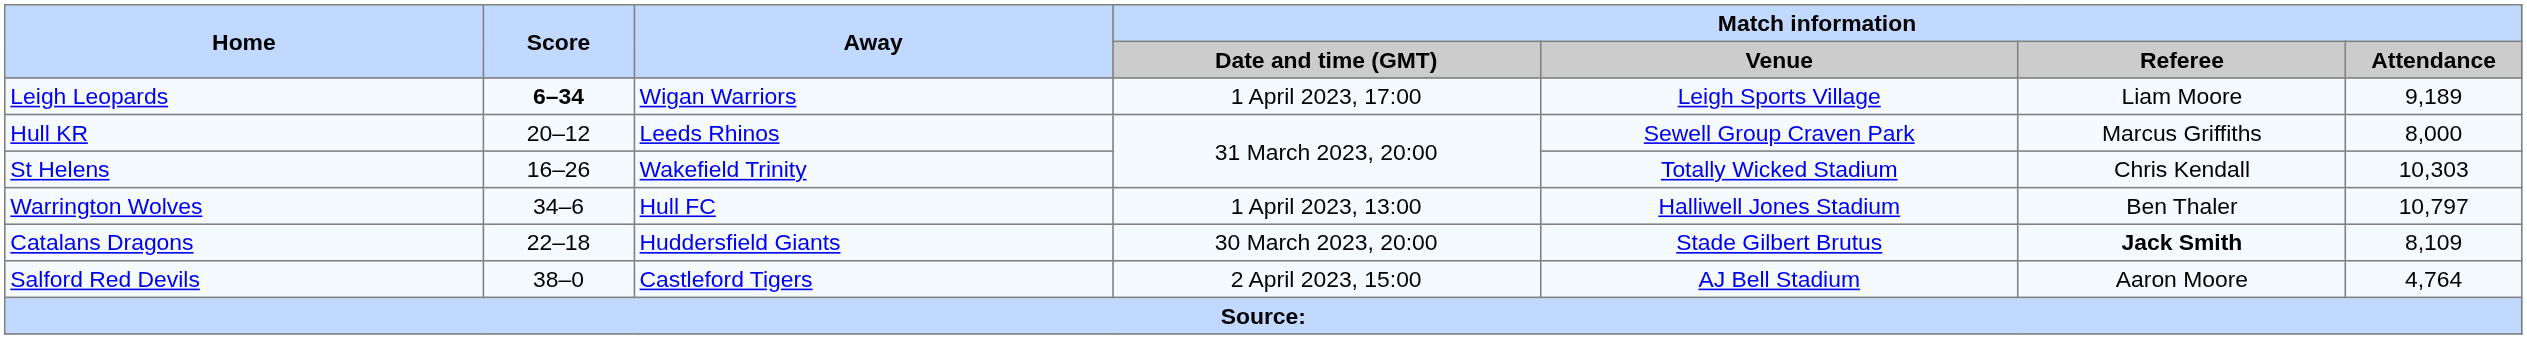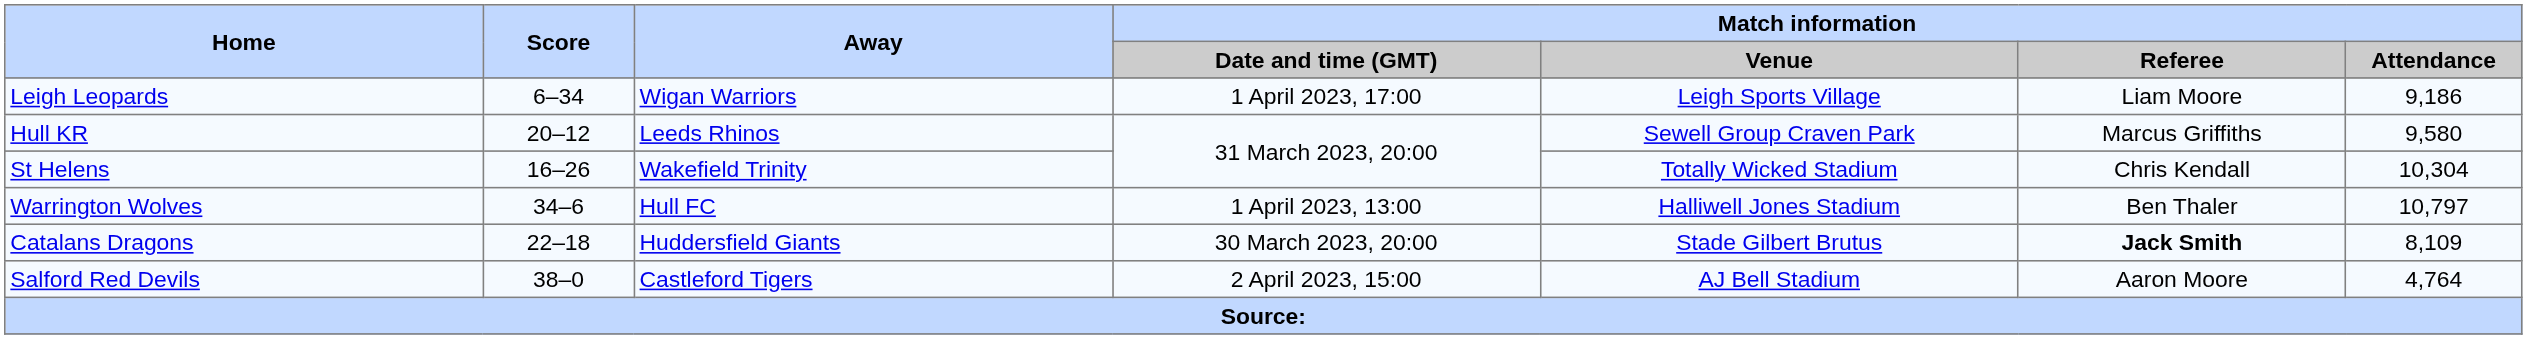(559, 96) bold -> (559, 96) normal
(2434, 96) 9,189 -> (2434, 96) 9,186
(2434, 133) 8,000 -> (2434, 133) 9,580
(2434, 169) 10,303 -> (2434, 169) 10,304
